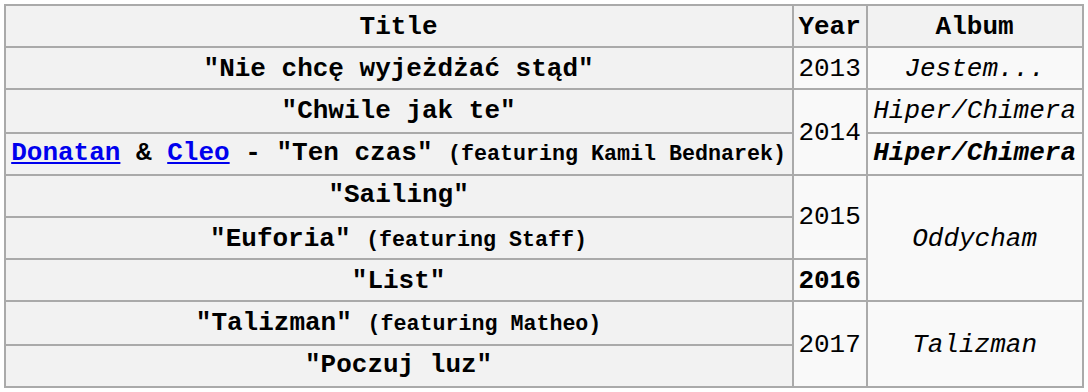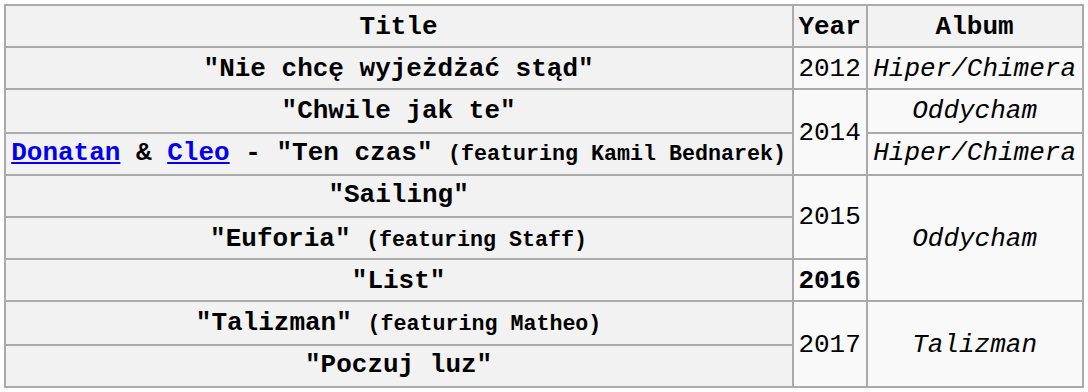(830, 69) 2013 -> (830, 69) 2012
(975, 69) Jestem... -> (975, 69) Hiper/Chimera
(975, 111) Hiper/Chimera -> (975, 111) Oddycham
(975, 153) bold -> (975, 153) normal
